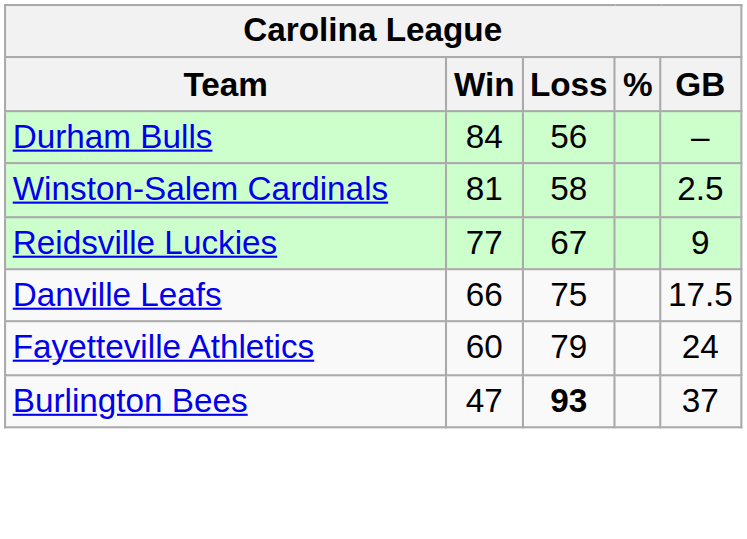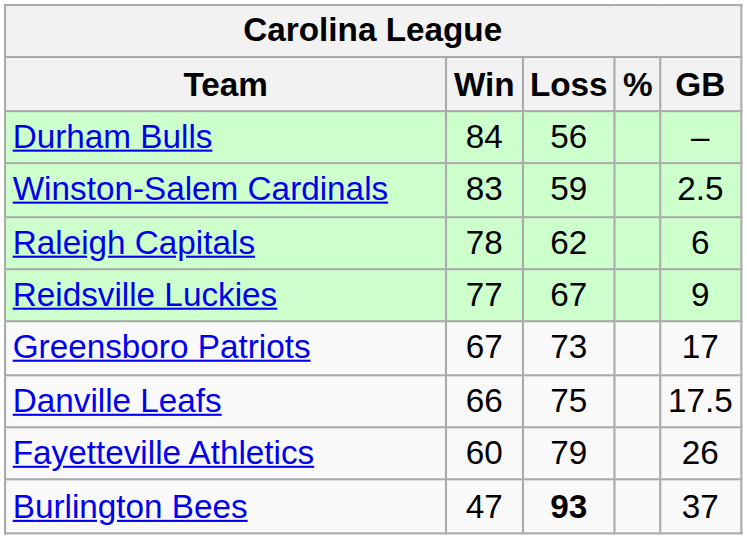(484, 189) 81 -> (484, 189) 83
(569, 189) 58 -> (569, 189) 59
+ row: (134, 242)
+ row: (162, 347)
(700, 347) 24 -> (700, 453) 26
